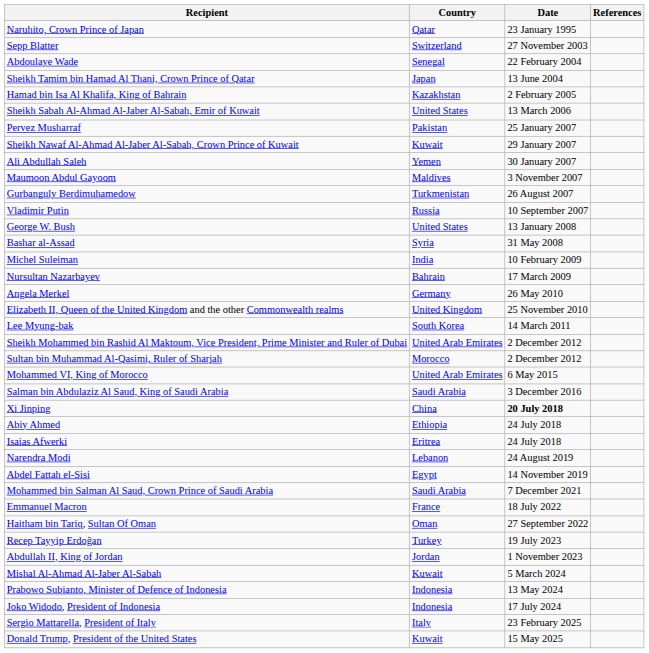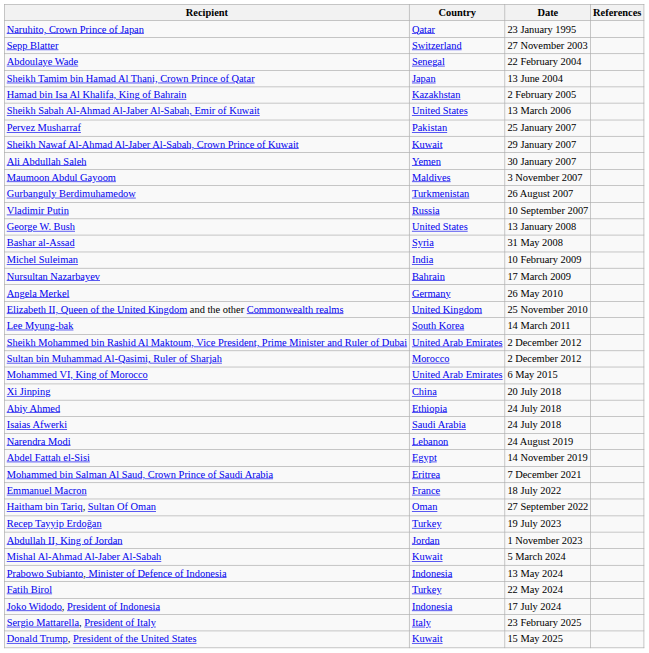- row: (117, 392)
(535, 408) bold -> (534, 392) normal
(426, 441) Eritrea -> (439, 425) Saudi Arabia
(439, 491) Saudi Arabia -> (426, 474) Eritrea
+ row: (29, 590)
